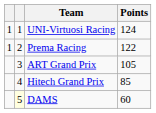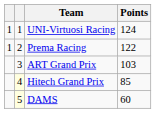(128, 64) 105 -> (128, 64) 103
(20, 81) no background -> (20, 81) lightyellow background
